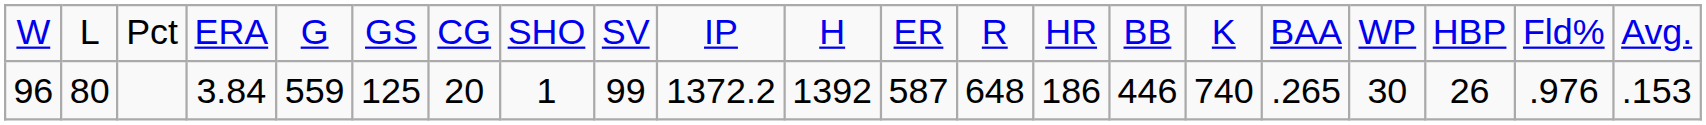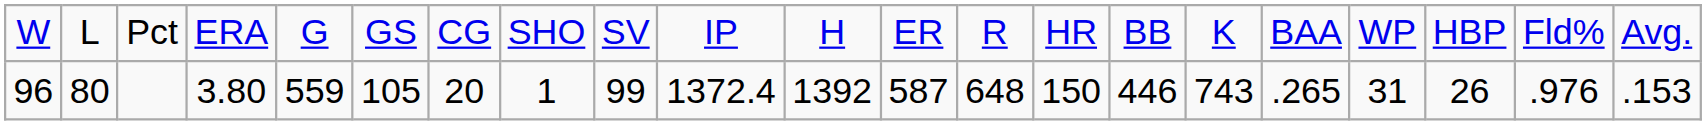(231, 89) 3.84 -> (231, 89) 3.80
(391, 89) 125 -> (391, 89) 105
(721, 89) 1372.2 -> (721, 89) 1372.4
(1071, 89) 186 -> (1071, 89) 150
(1224, 89) 740 -> (1224, 89) 743
(1387, 89) 30 -> (1387, 89) 31
